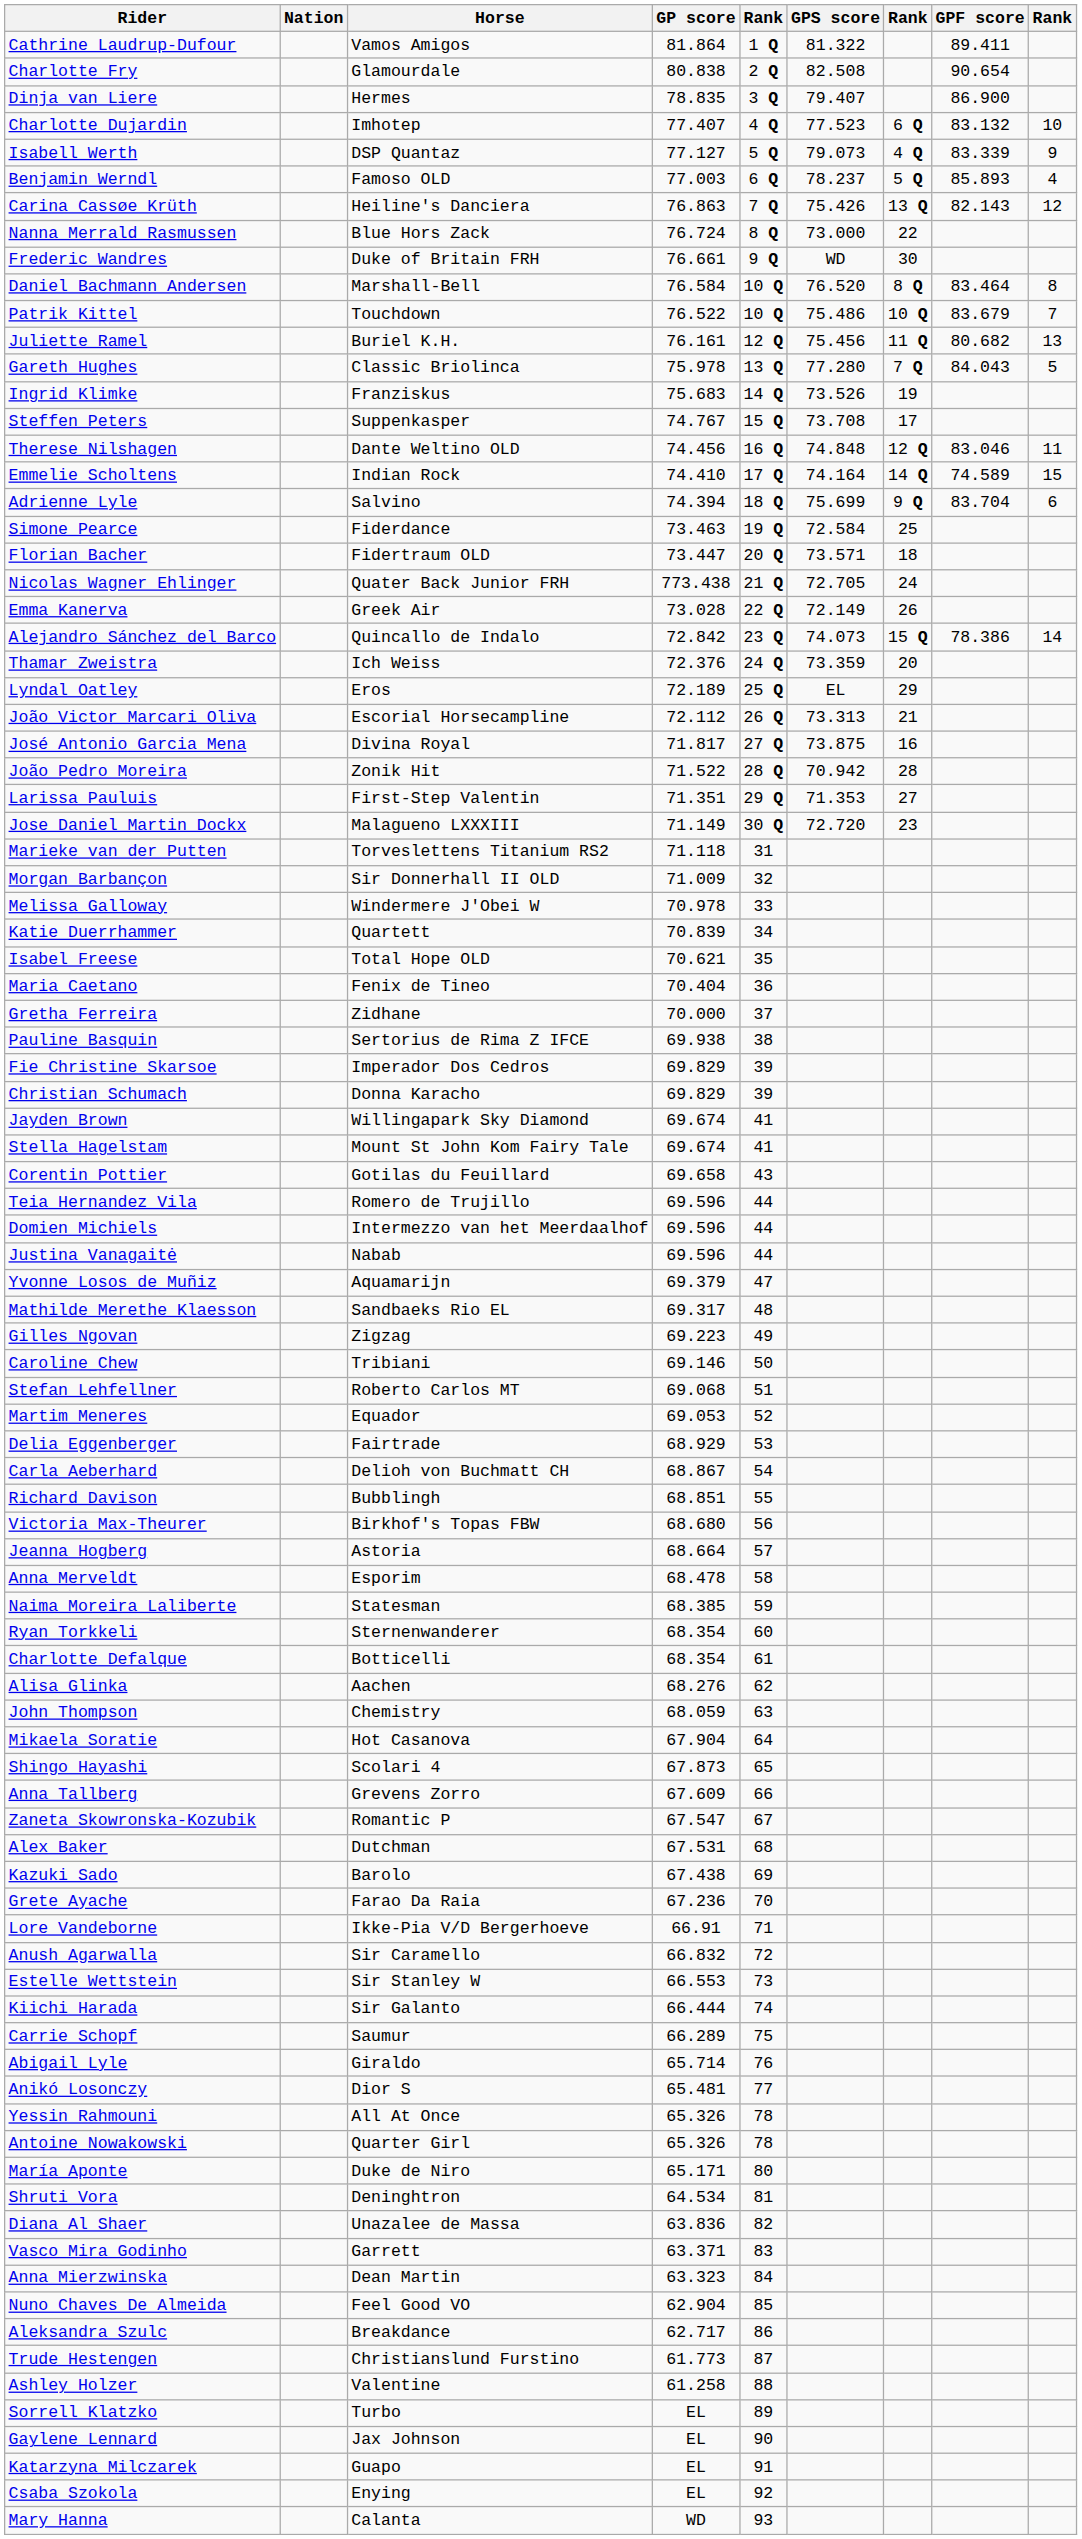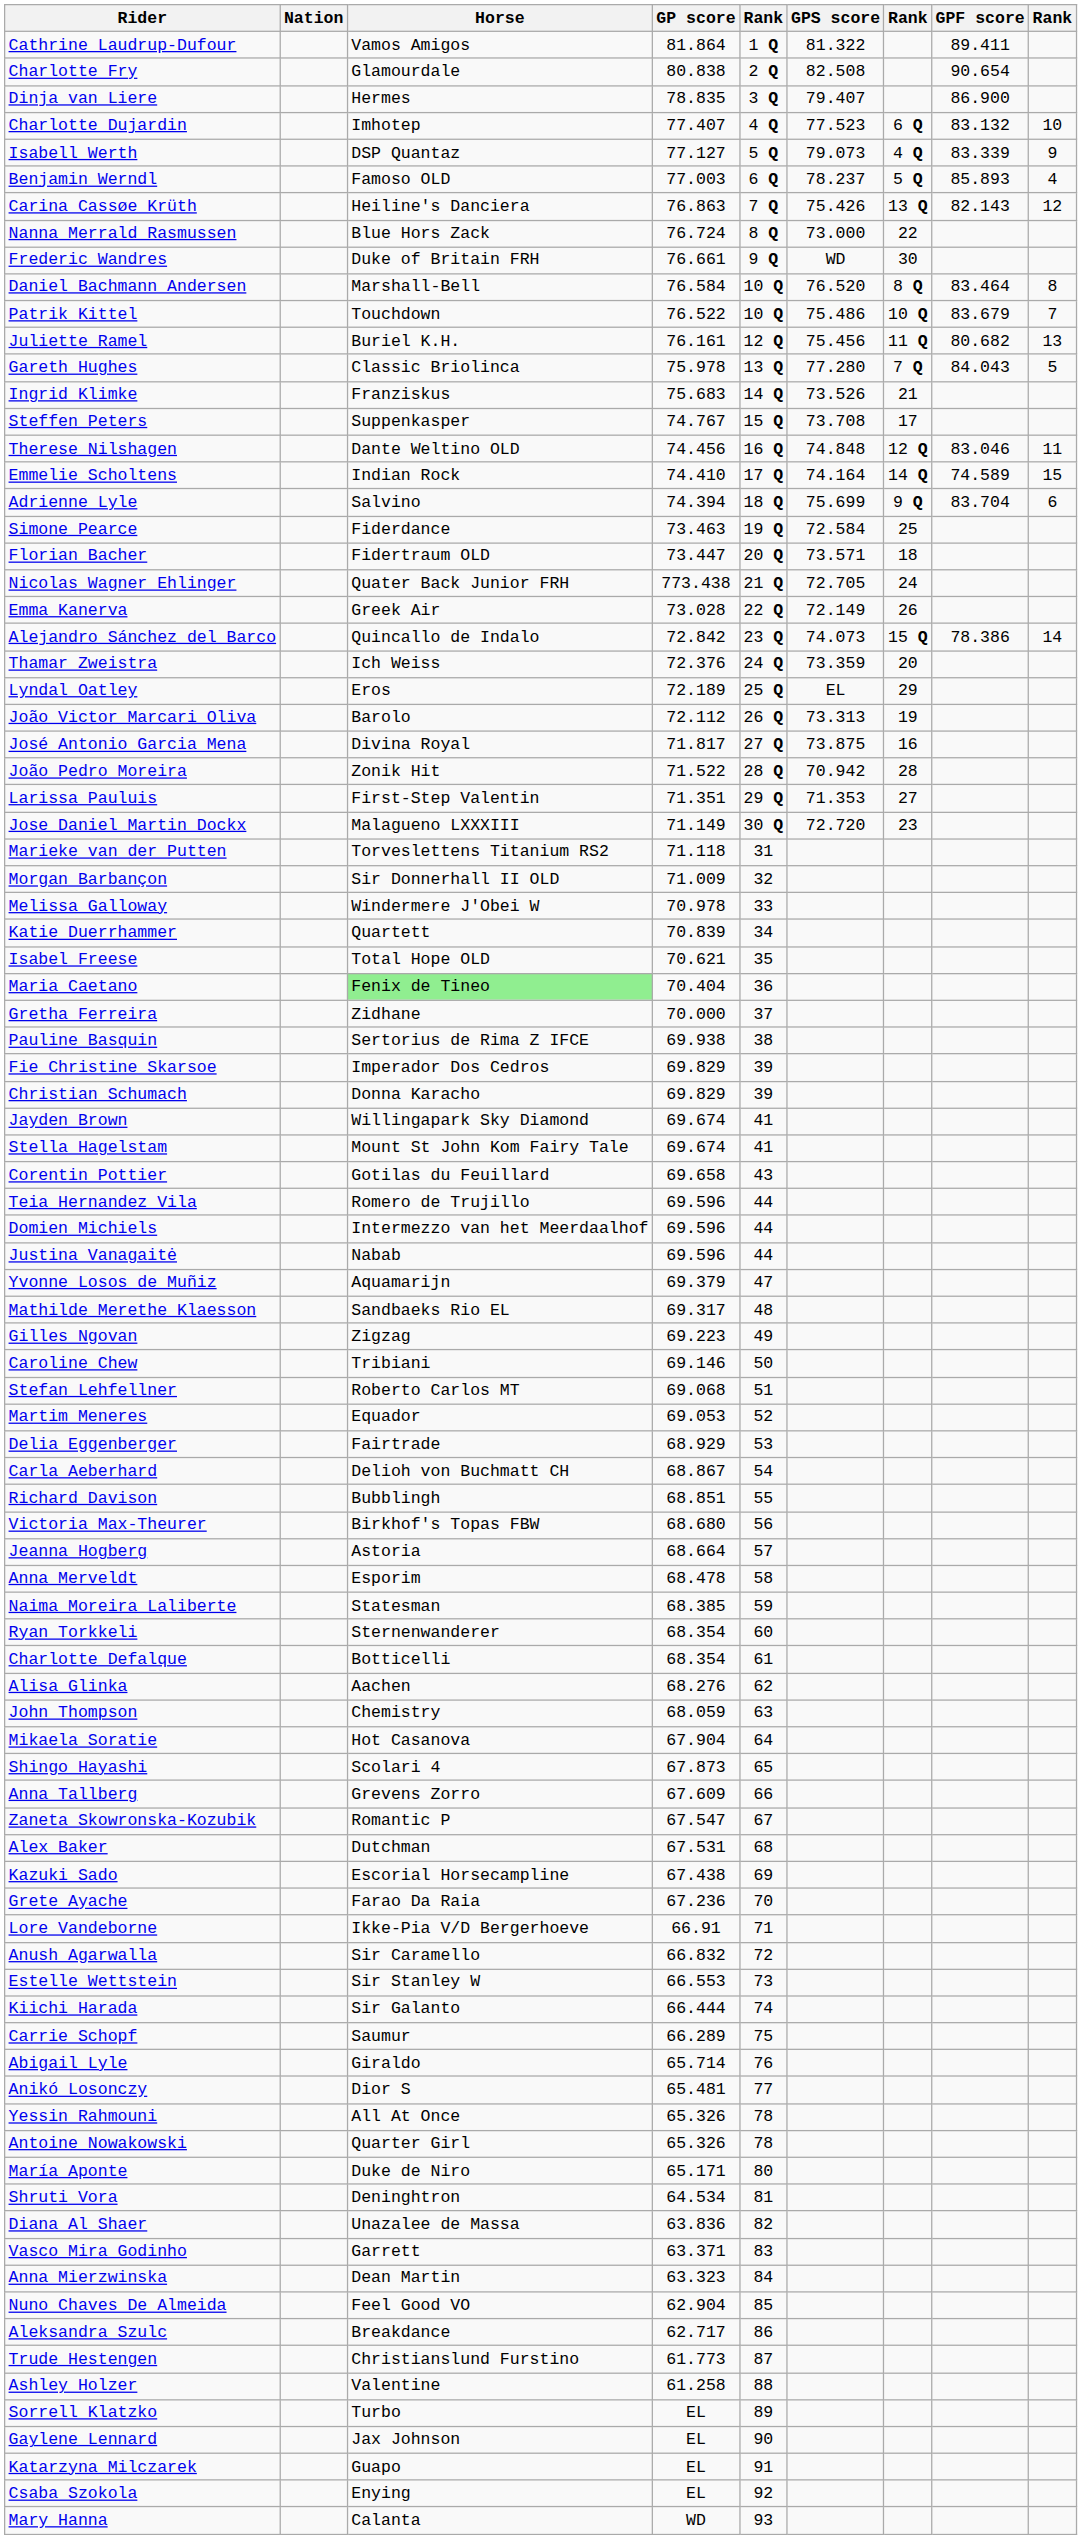(908, 395) 19 -> (908, 395) 21
(460, 718) Escorial Horsecampline -> (381, 718) Barolo
(908, 718) 21 -> (908, 718) 19
(421, 987) no background -> (421, 987) lightgreen background
(381, 1875) Barolo -> (460, 1875) Escorial Horsecampline
